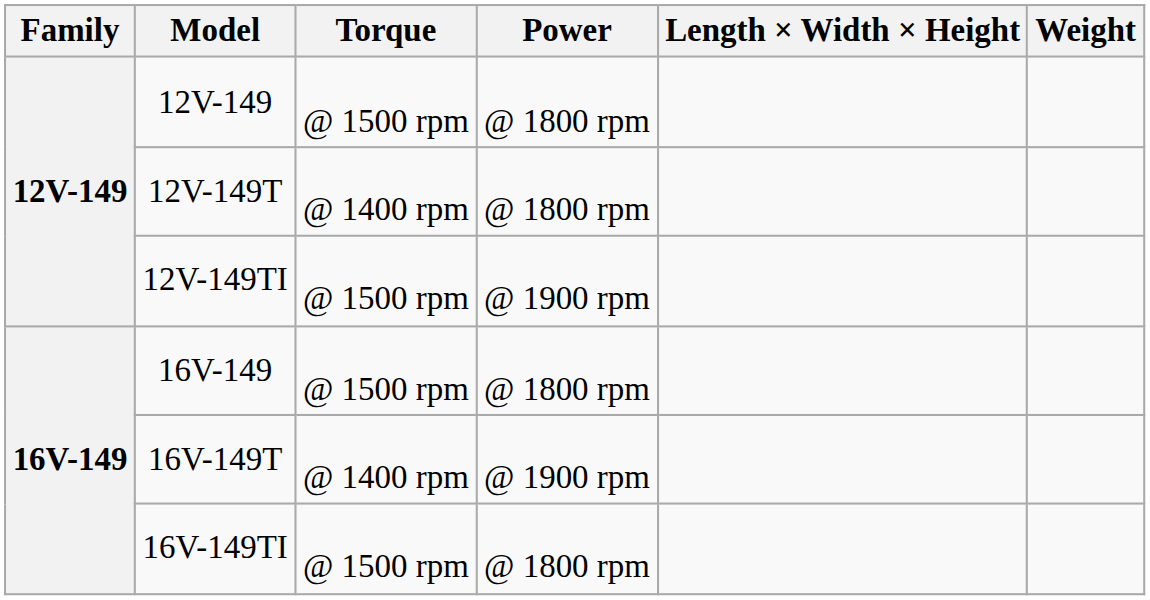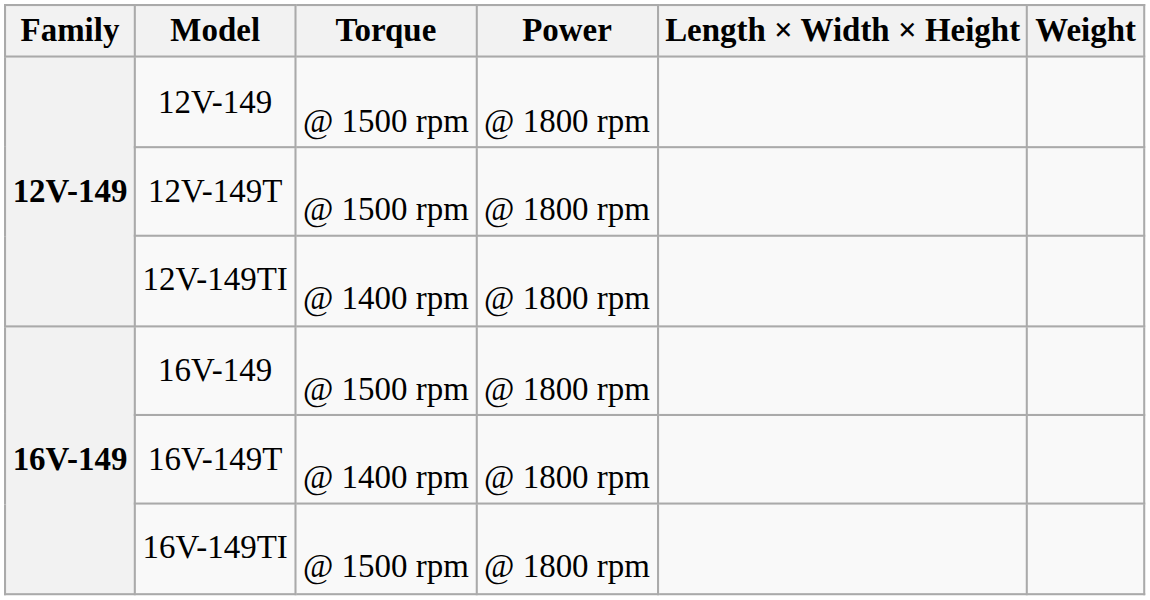(386, 209) @ 1400 rpm -> (386, 209) @ 1500 rpm
(386, 298) @ 1500 rpm -> (386, 298) @ 1400 rpm
(567, 298) @ 1900 rpm -> (567, 298) @ 1800 rpm
(567, 477) @ 1900 rpm -> (567, 477) @ 1800 rpm
